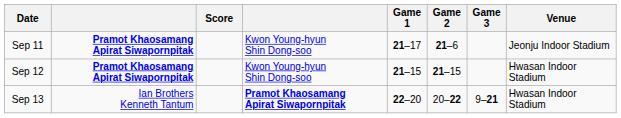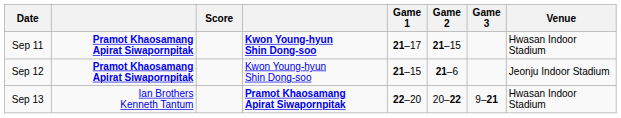(285, 45) normal -> (289, 45) bold
(447, 45) 21–6 -> (447, 45) 21–15
(559, 45) Jeonju Indoor Stadium -> (543, 45) Hwasan Indoor Stadium
(447, 73) 21–15 -> (447, 73) 21–6
(543, 73) Hwasan Indoor Stadium -> (559, 73) Jeonju Indoor Stadium
